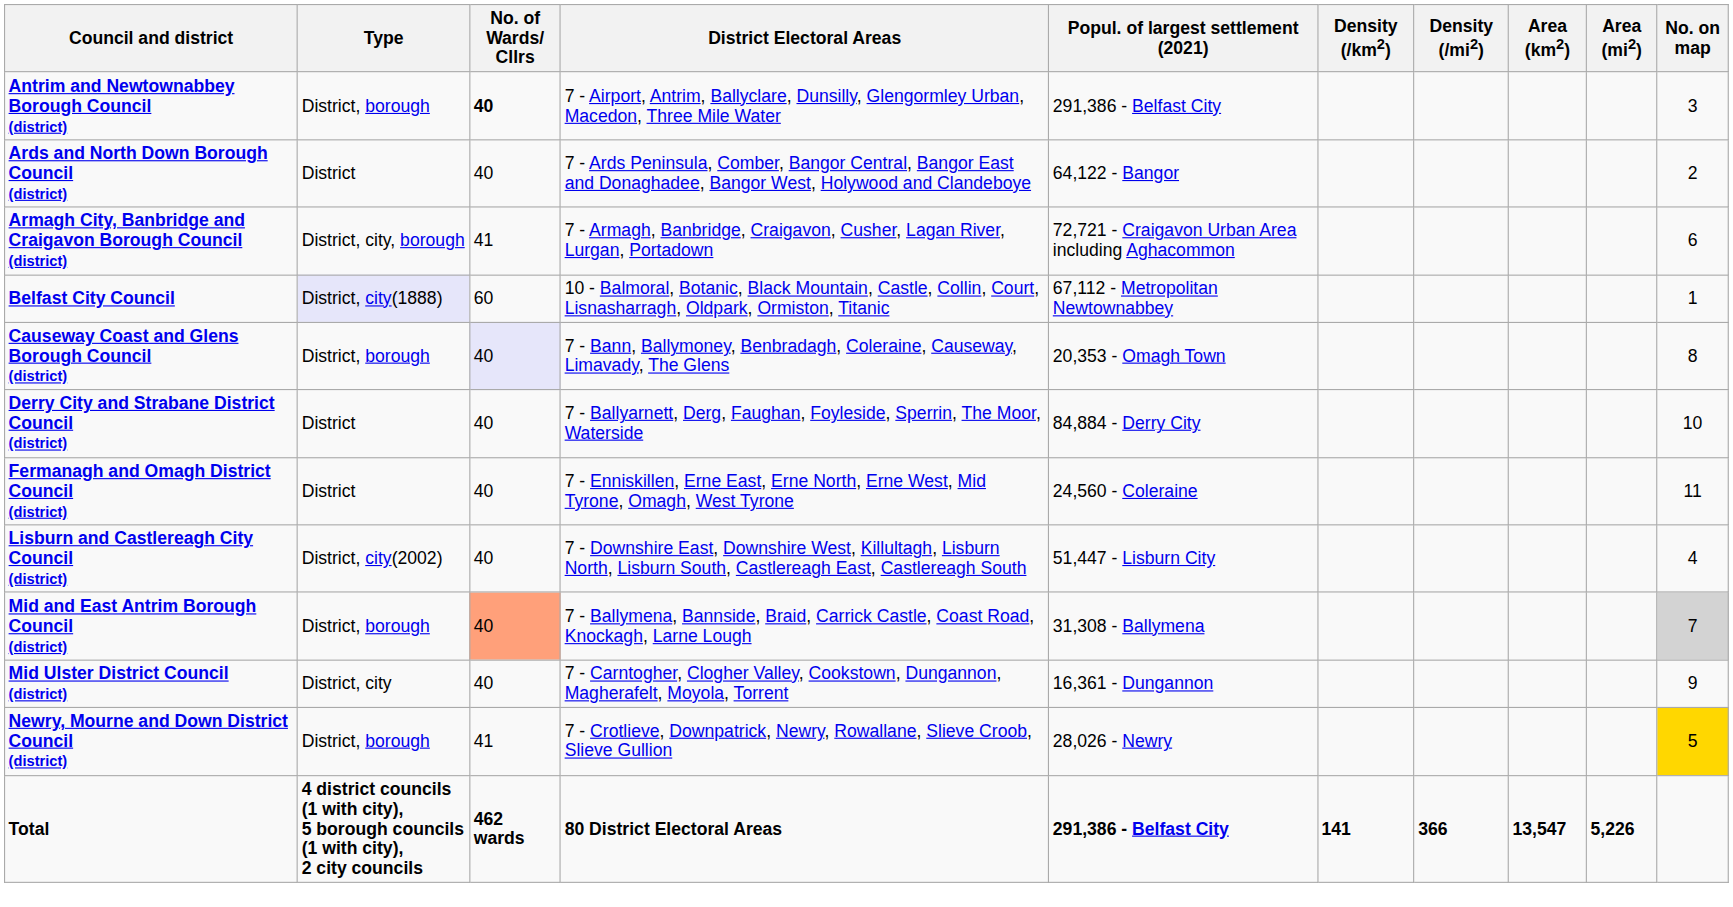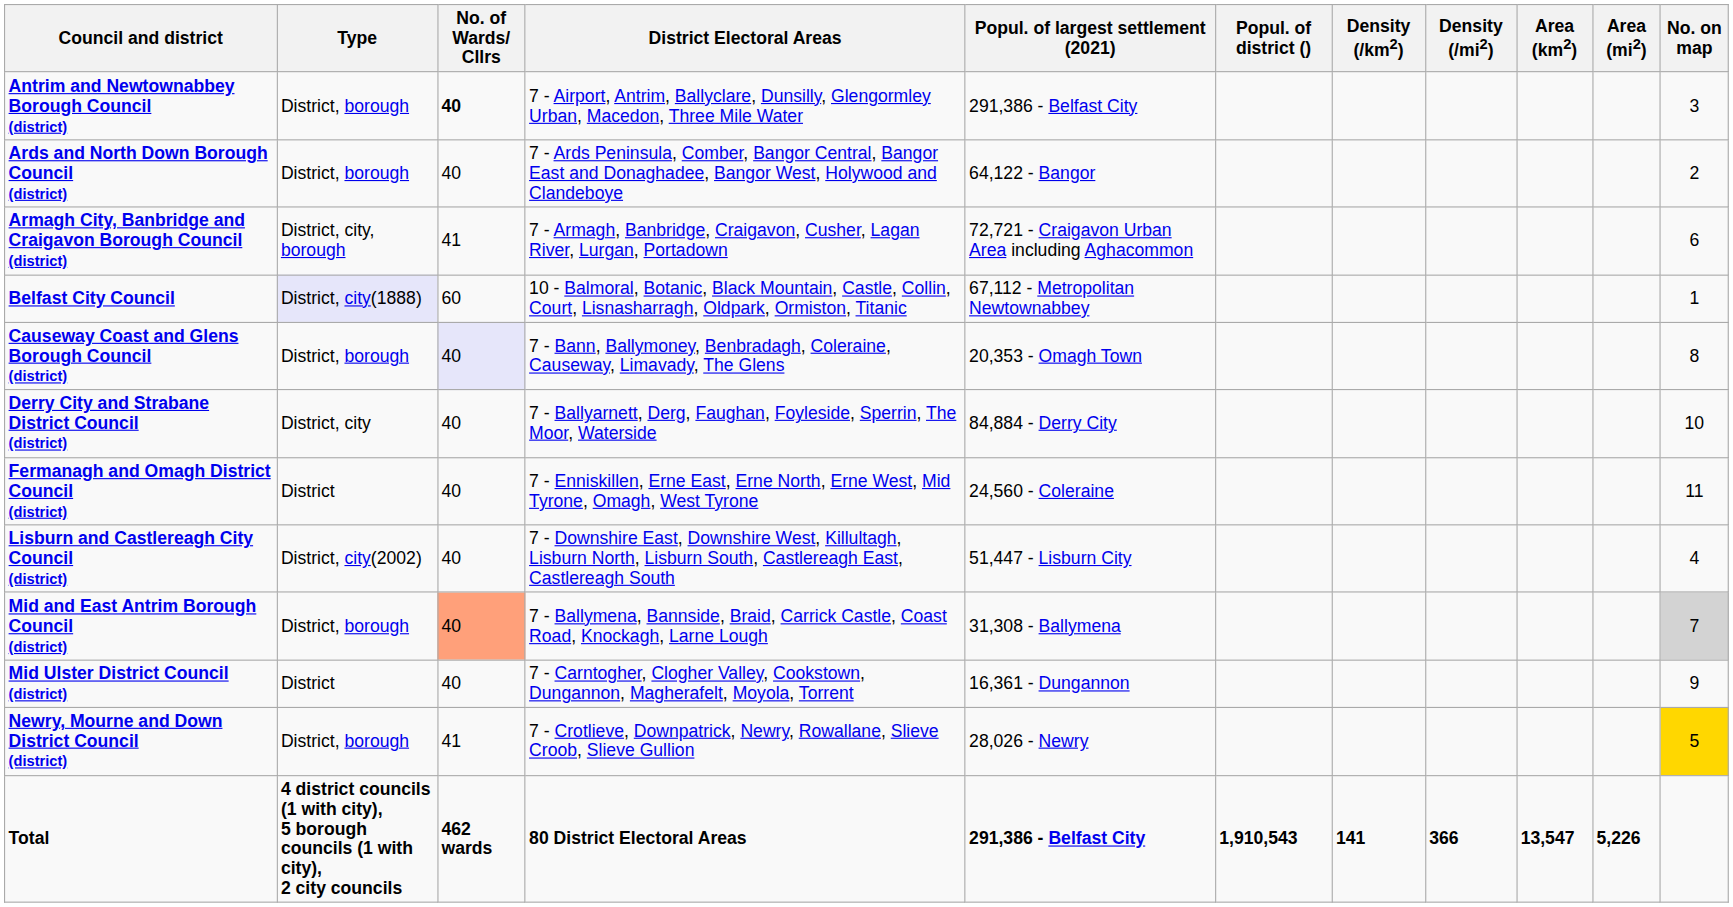+ column: (1274, 38)
(329, 173) District -> (345, 173) District, borough
(329, 423) District -> (326, 423) District, city
(347, 683) District, city -> (308, 683) District
